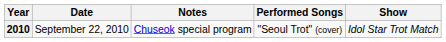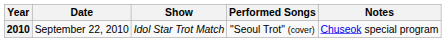columns swapped: (393, 12) <-> (193, 12)
